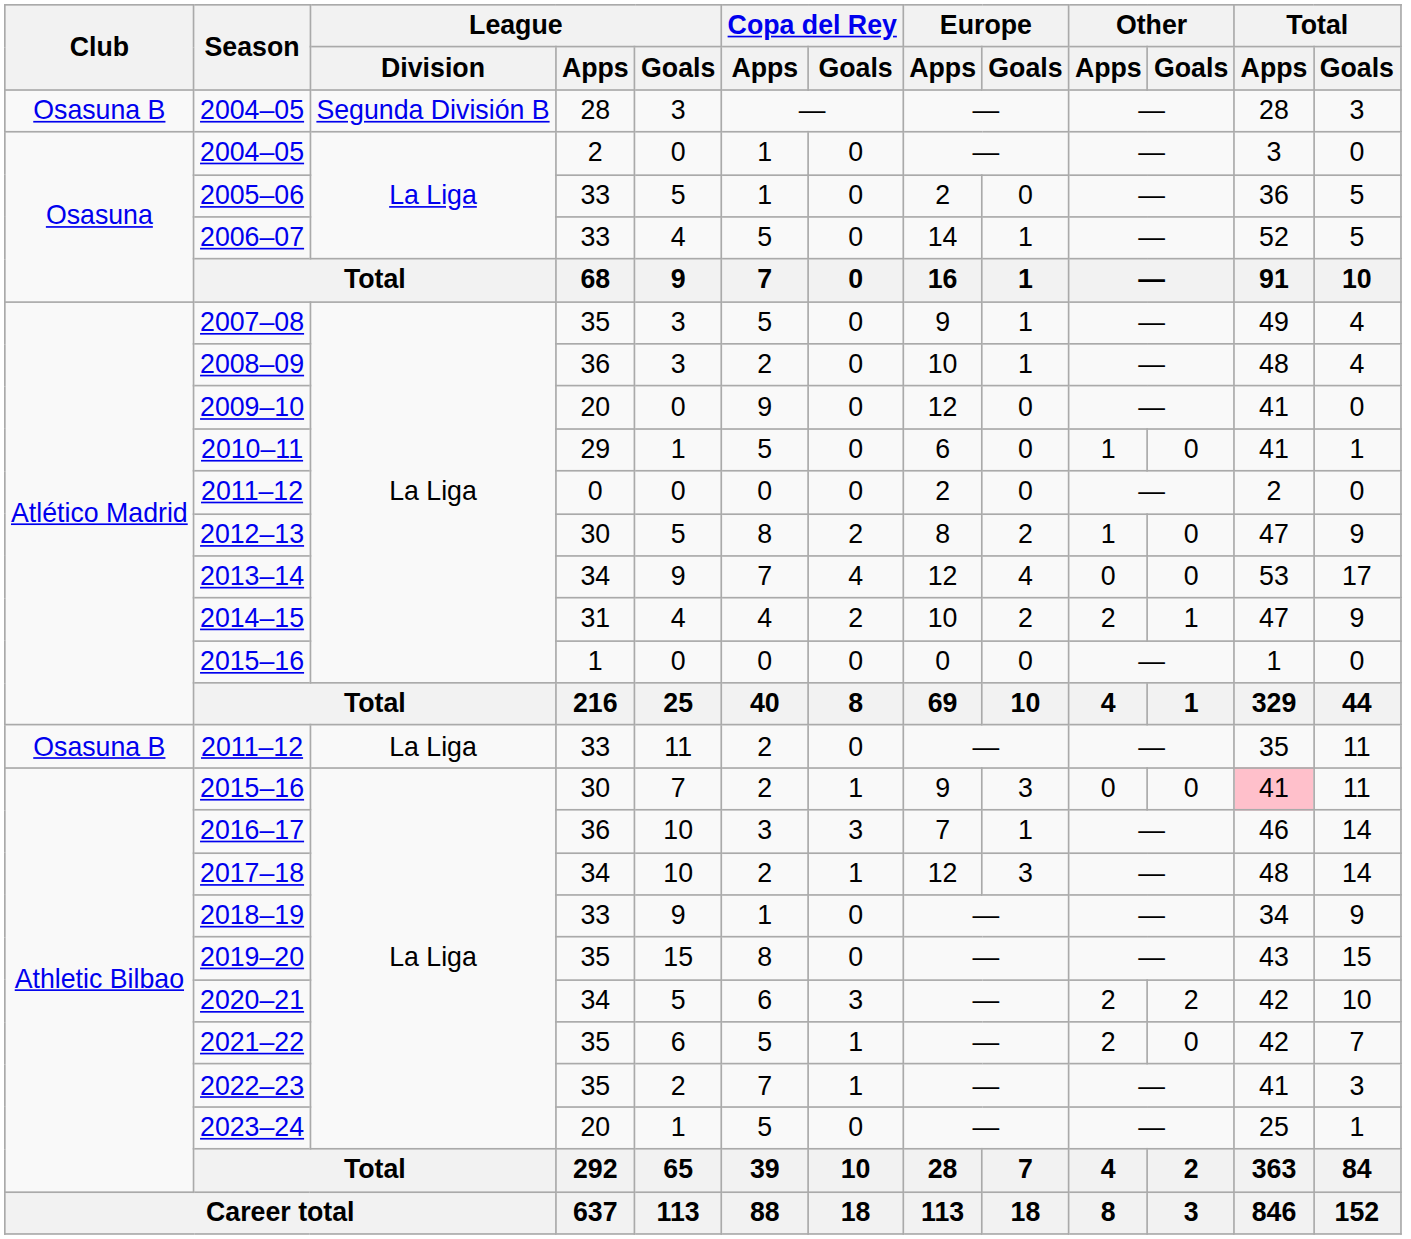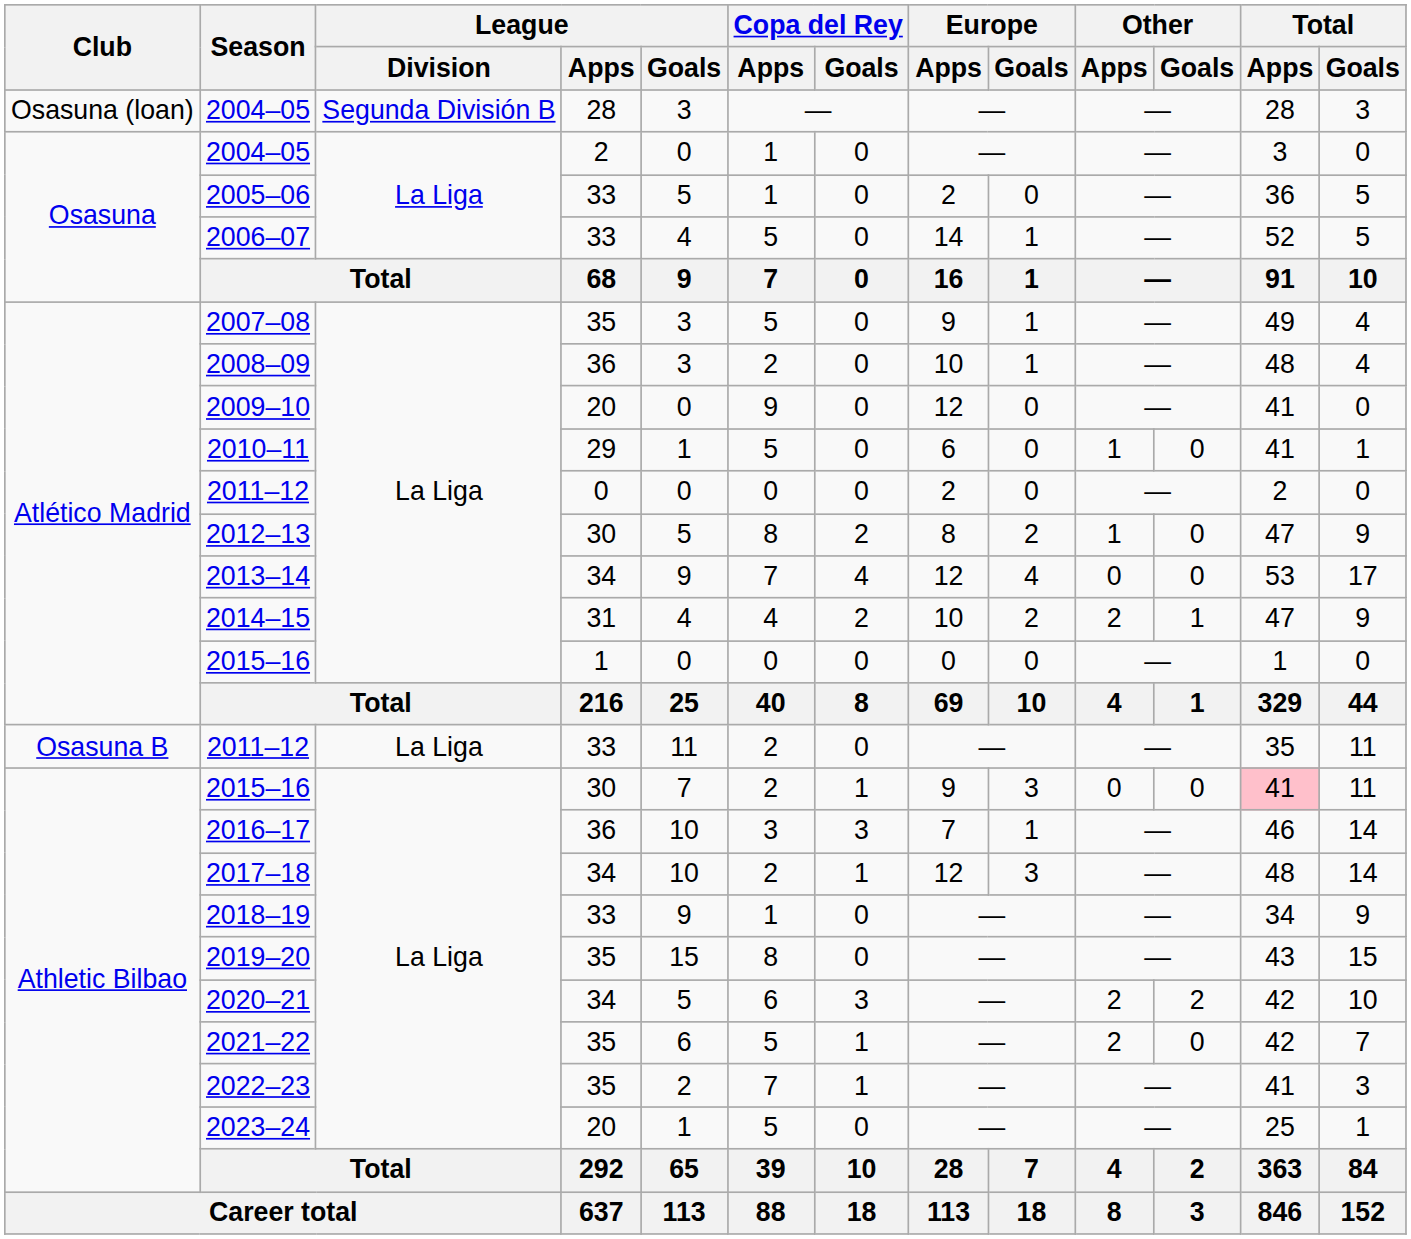(99, 110) Osasuna B -> (102, 110) Osasuna (loan)
